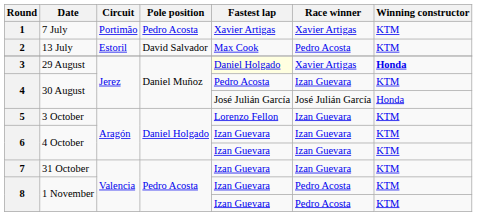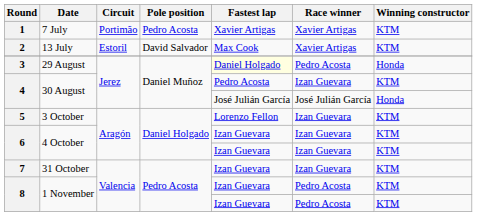(323, 47) Pedro Acosta -> (326, 47) Xavier Artigas
(326, 64) Xavier Artigas -> (323, 64) Pedro Acosta
(391, 64) bold -> (390, 64) normal
